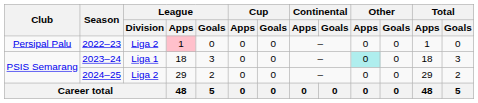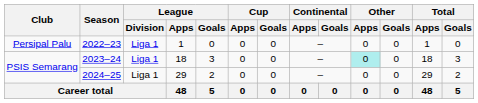(145, 43) Liga 2 -> (145, 43) Liga 1
(181, 43) pink background -> (181, 43) no background
(145, 75) Liga 2 -> (145, 75) Liga 1
